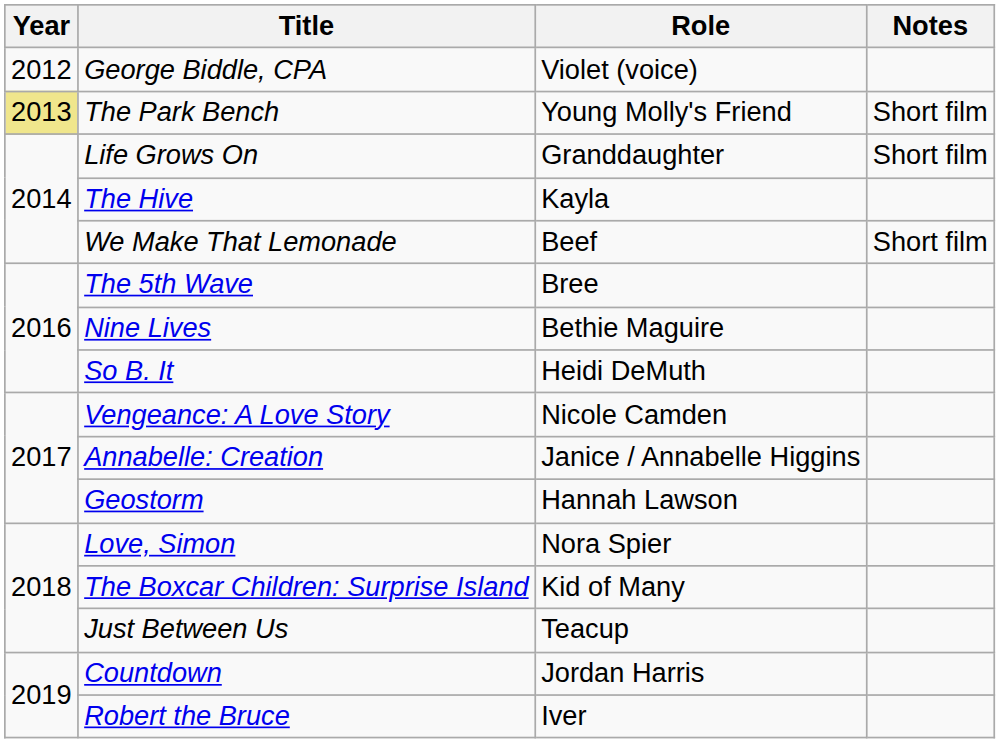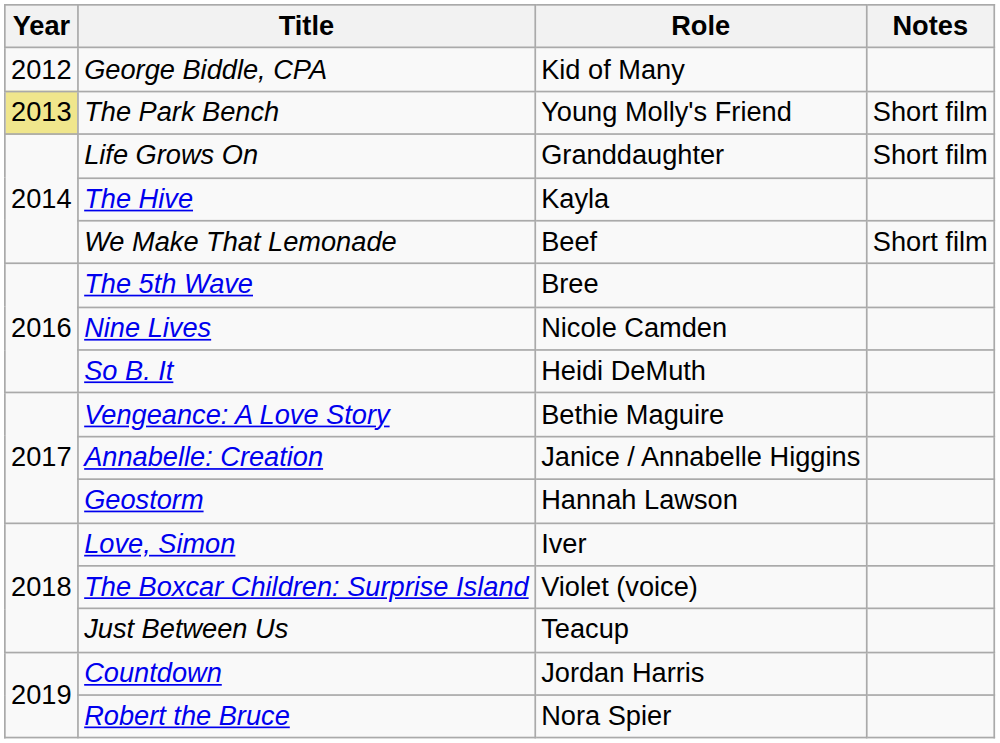(620, 69) Violet (voice) -> (613, 69) Kid of Many
(633, 328) Bethie Maguire -> (634, 328) Nicole Camden
(634, 414) Nicole Camden -> (633, 414) Bethie Maguire
(606, 543) Nora Spier -> (564, 543) Iver
(613, 586) Kid of Many -> (620, 586) Violet (voice)
(564, 716) Iver -> (606, 716) Nora Spier
